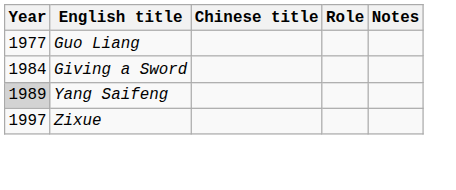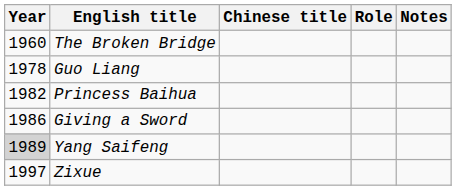+ row: (135, 43)
(27, 43) 1977 -> (27, 69) 1978
+ row: (125, 95)
(27, 69) 1984 -> (27, 121) 1986
